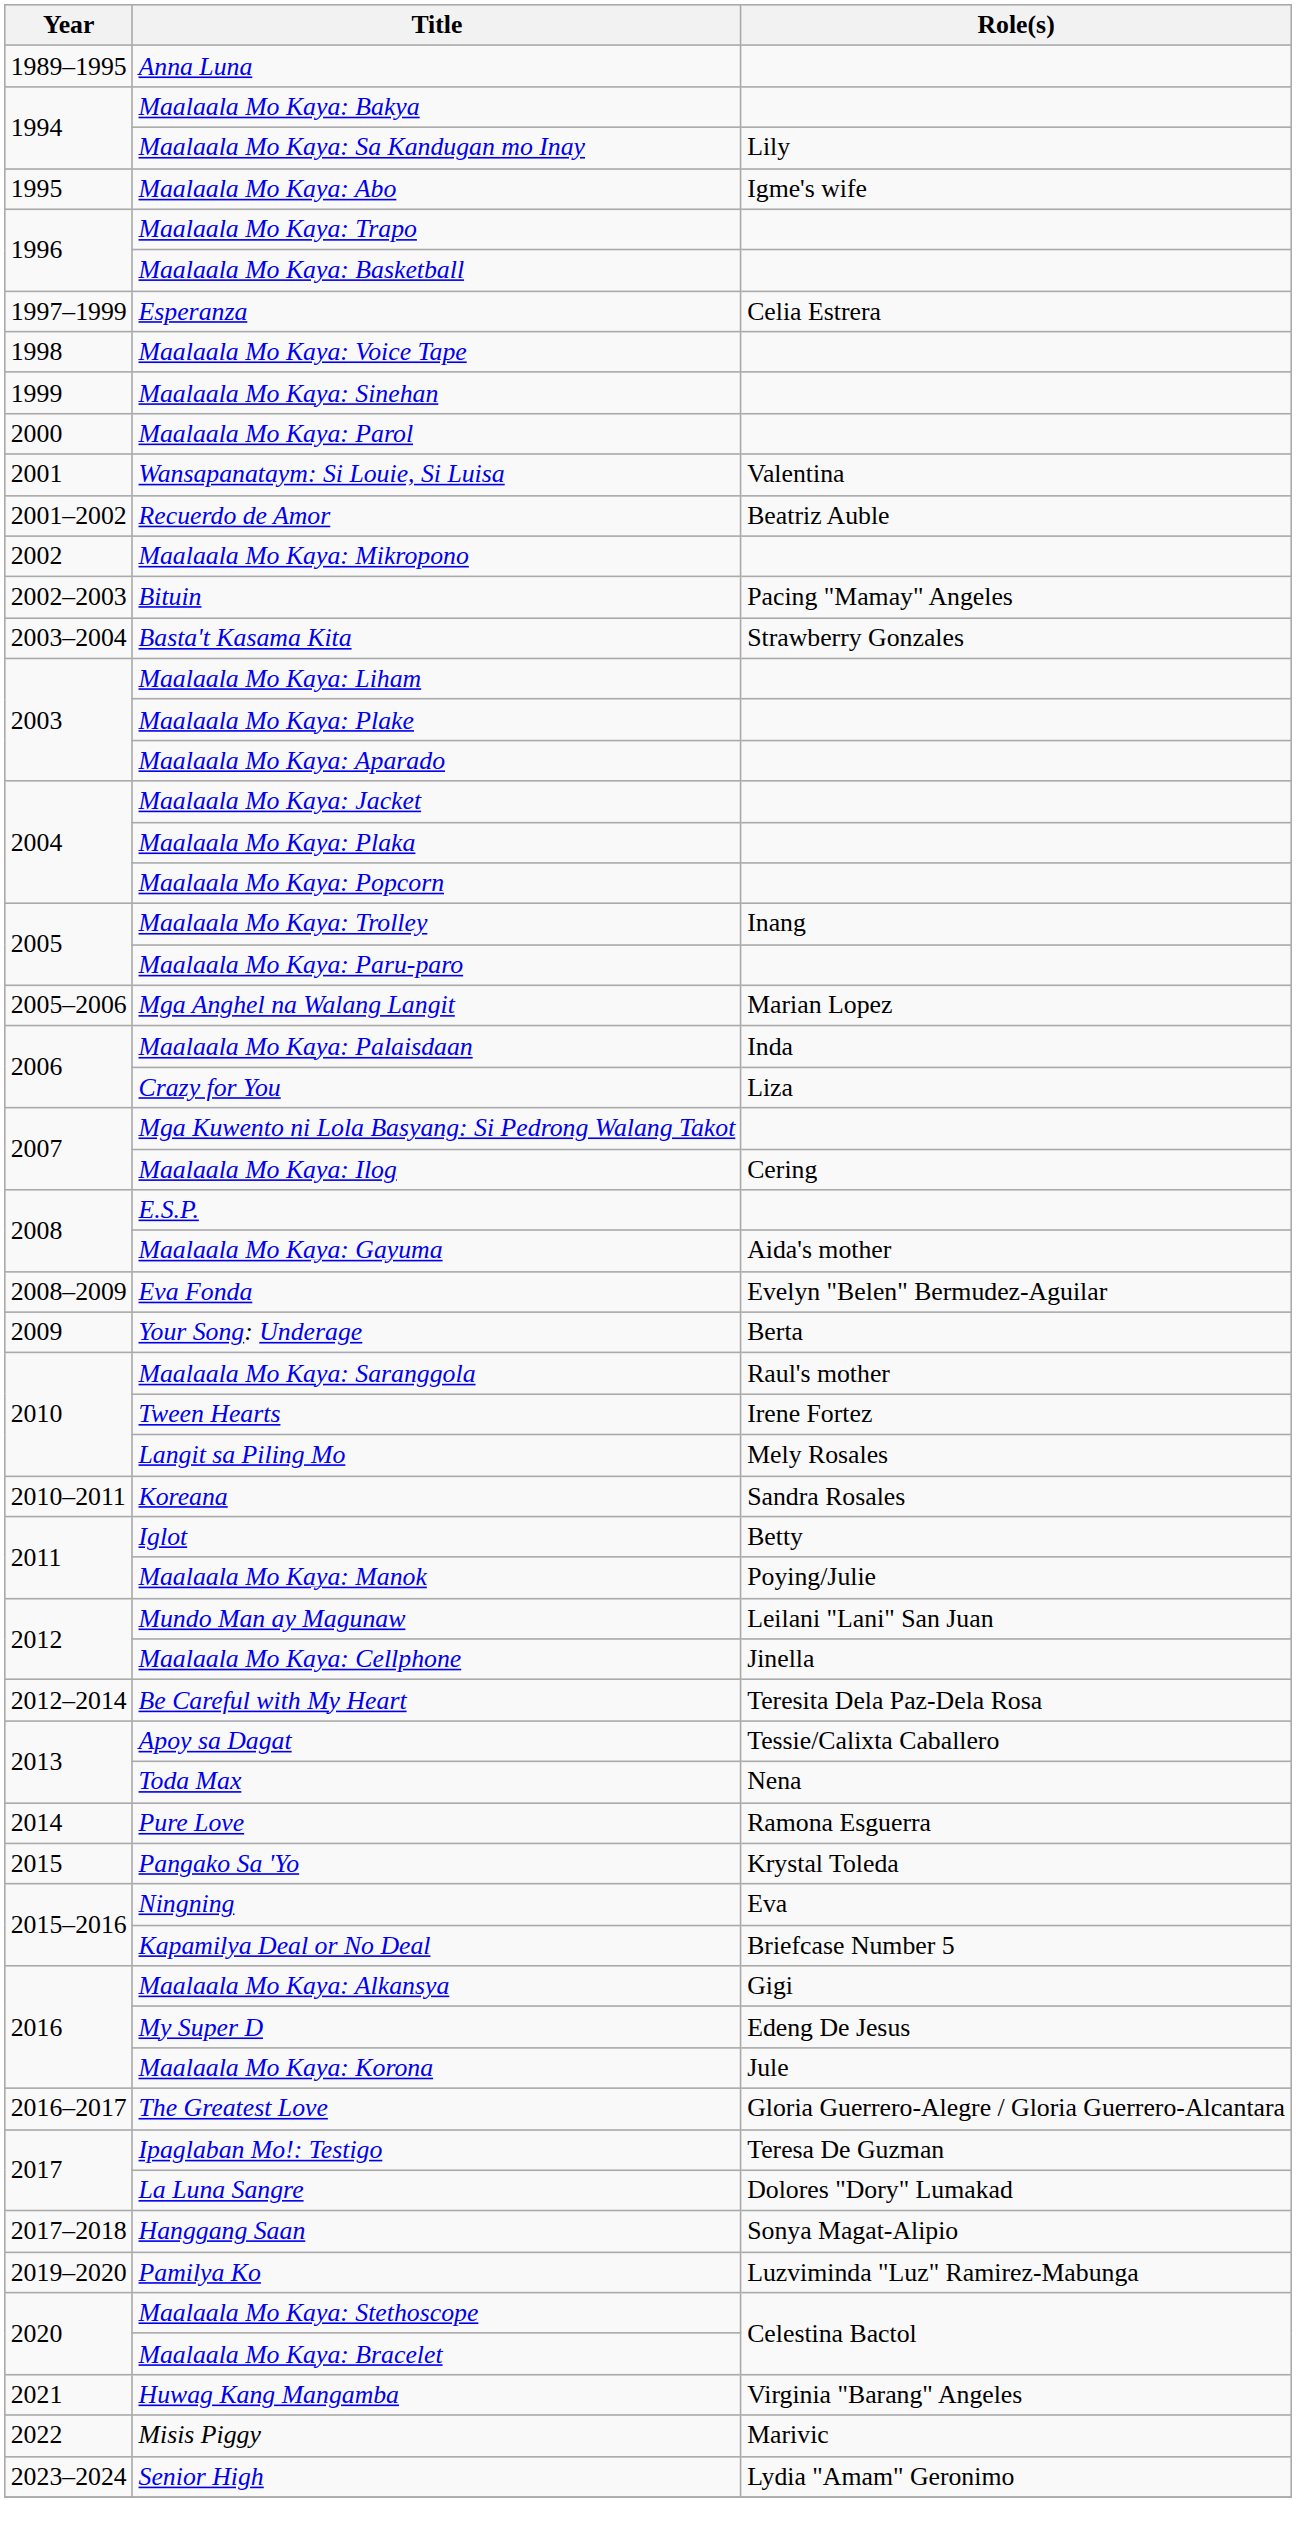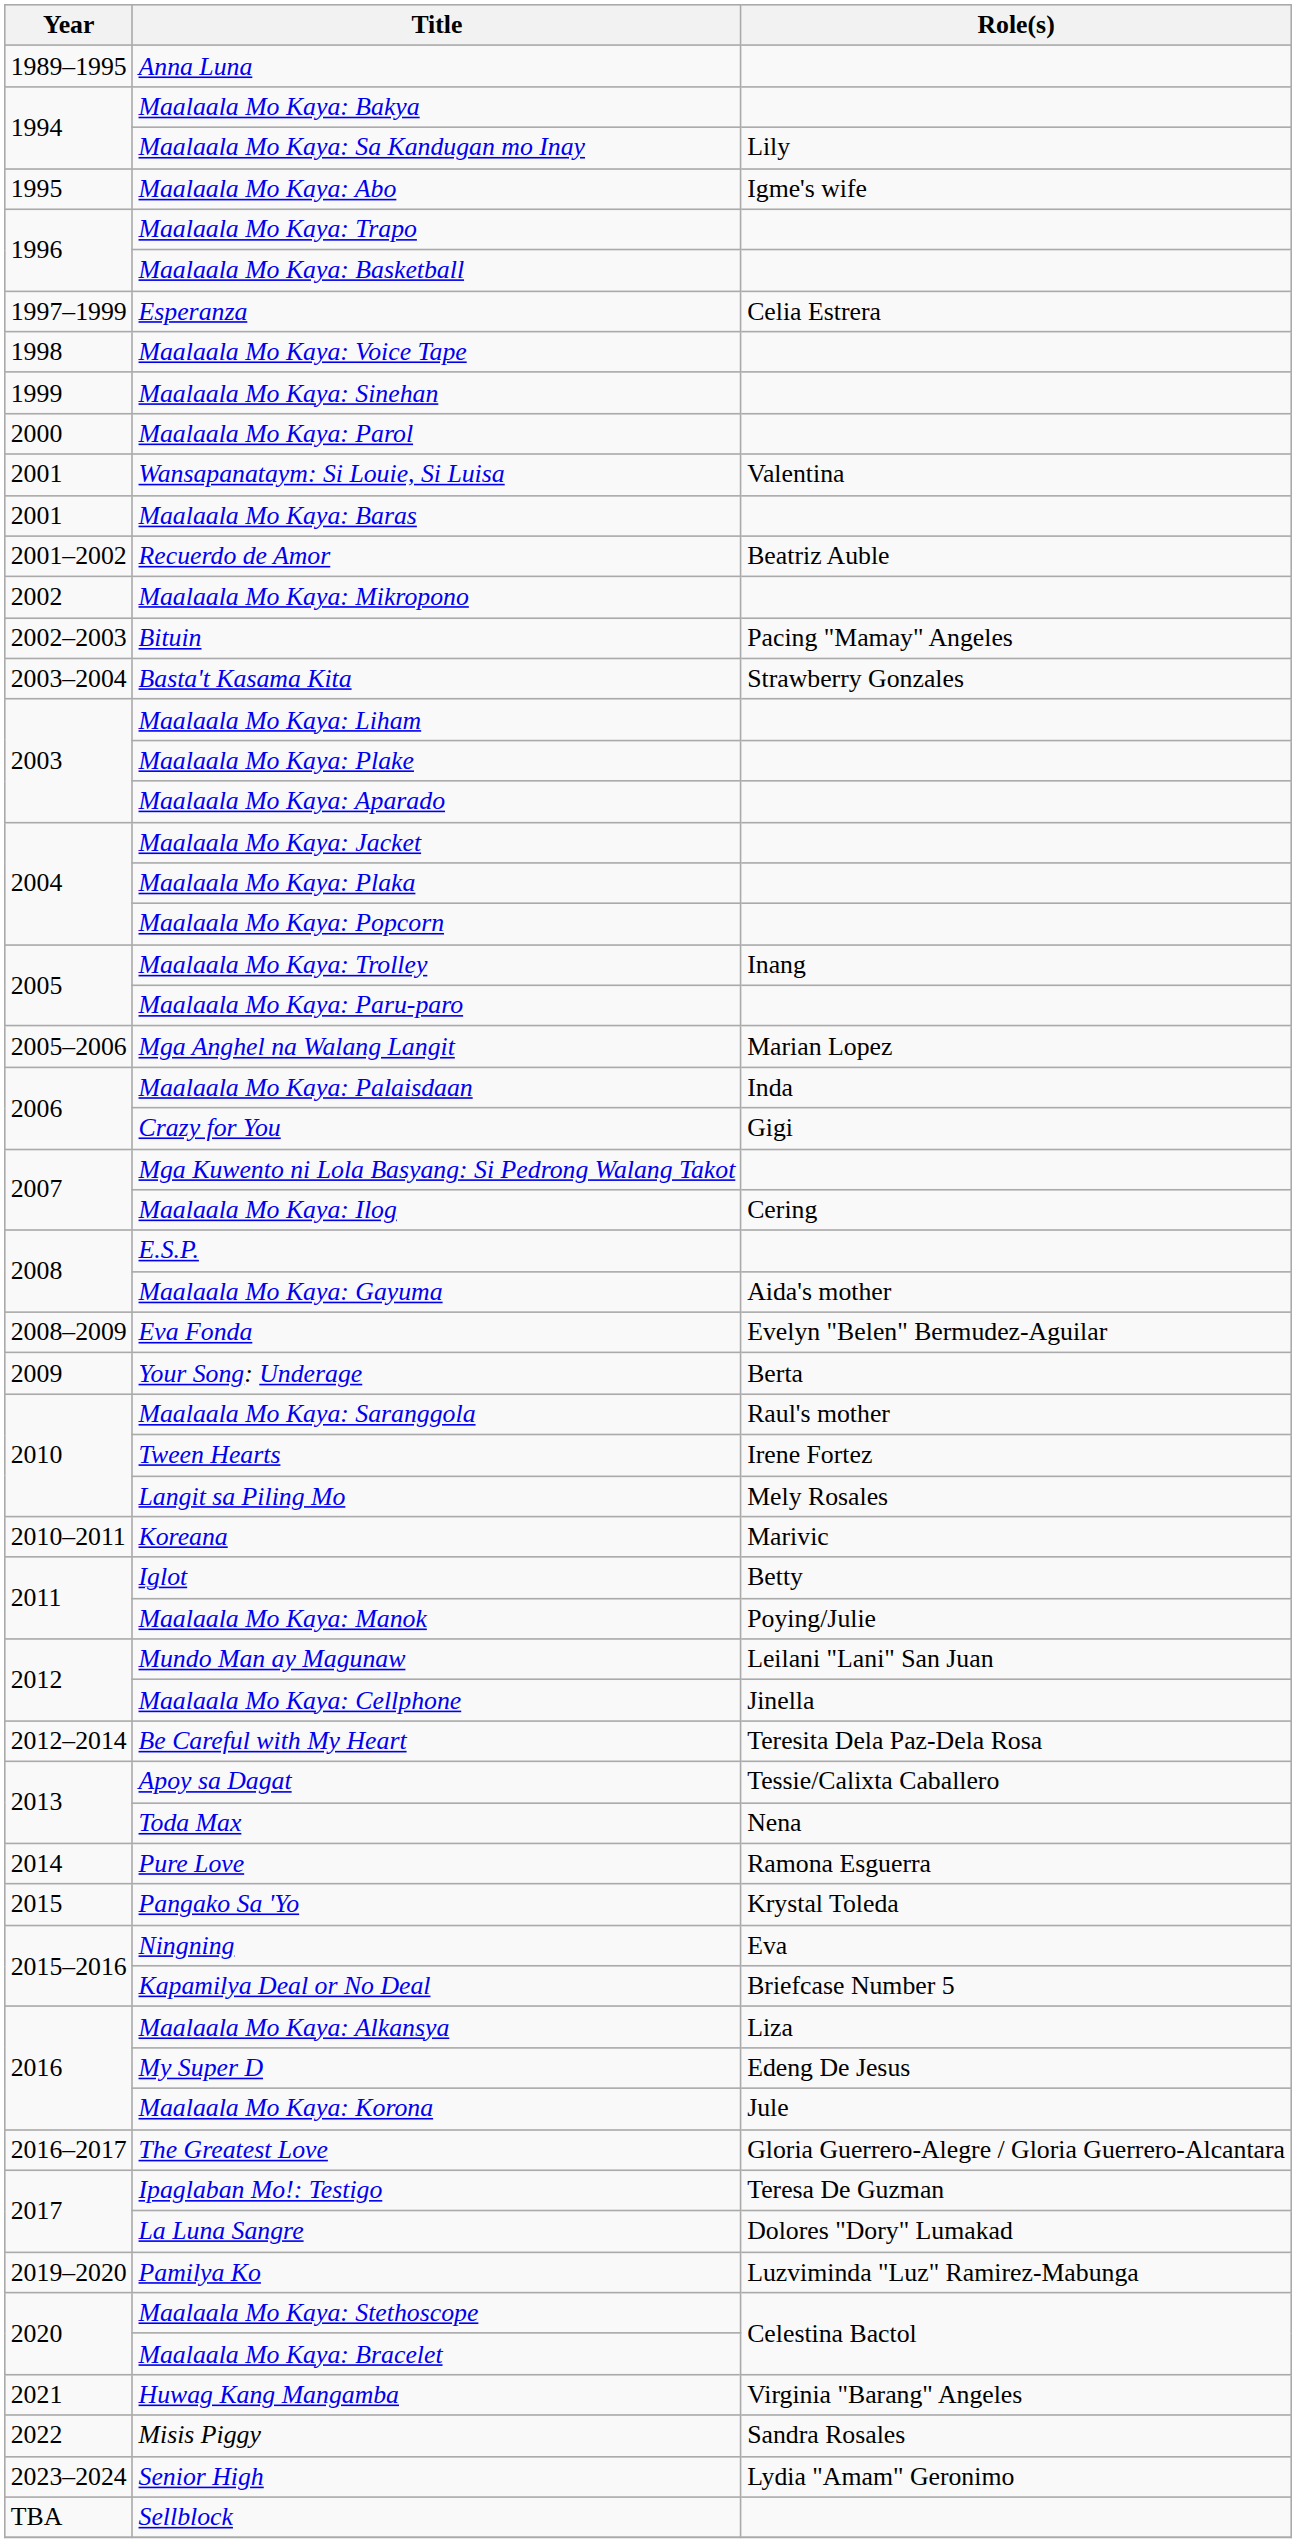+ row: (278, 515)
(770, 1087) Liza -> (770, 1127) Gigi
(826, 1495) Sandra Rosales -> (788, 1536) Marivic
(770, 1985) Gigi -> (770, 2026) Liza
- row: (222, 2231)
(788, 2435) Marivic -> (826, 2435) Sandra Rosales
+ row: (186, 2517)
